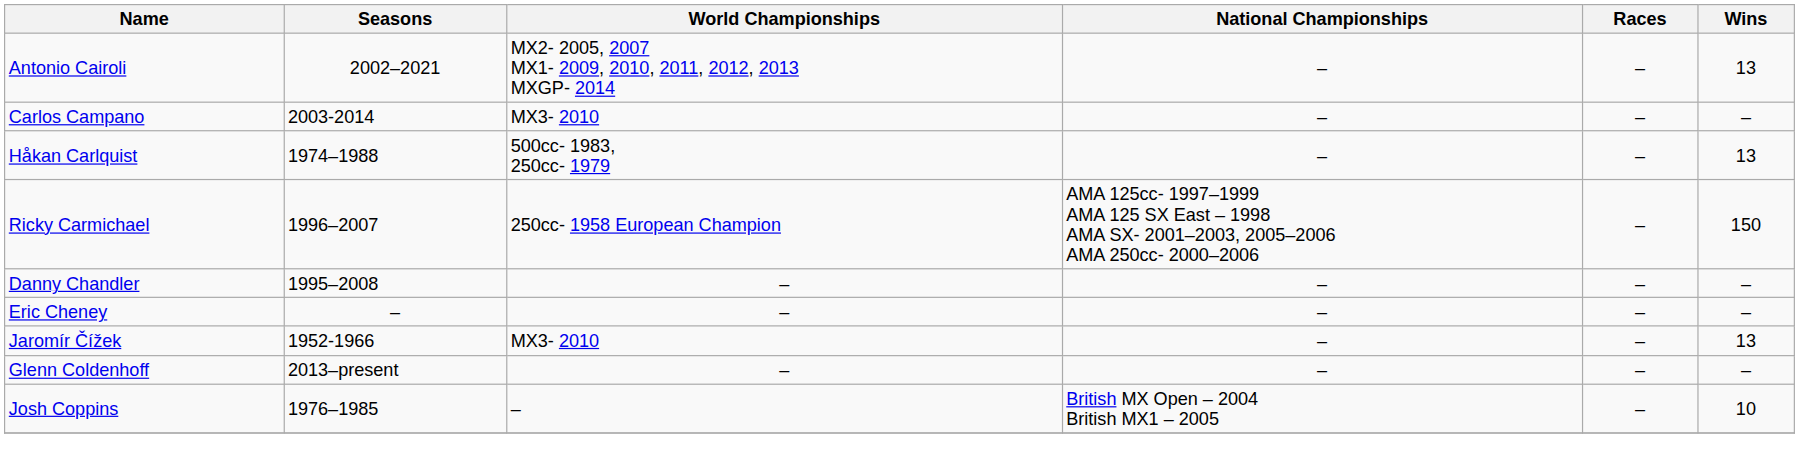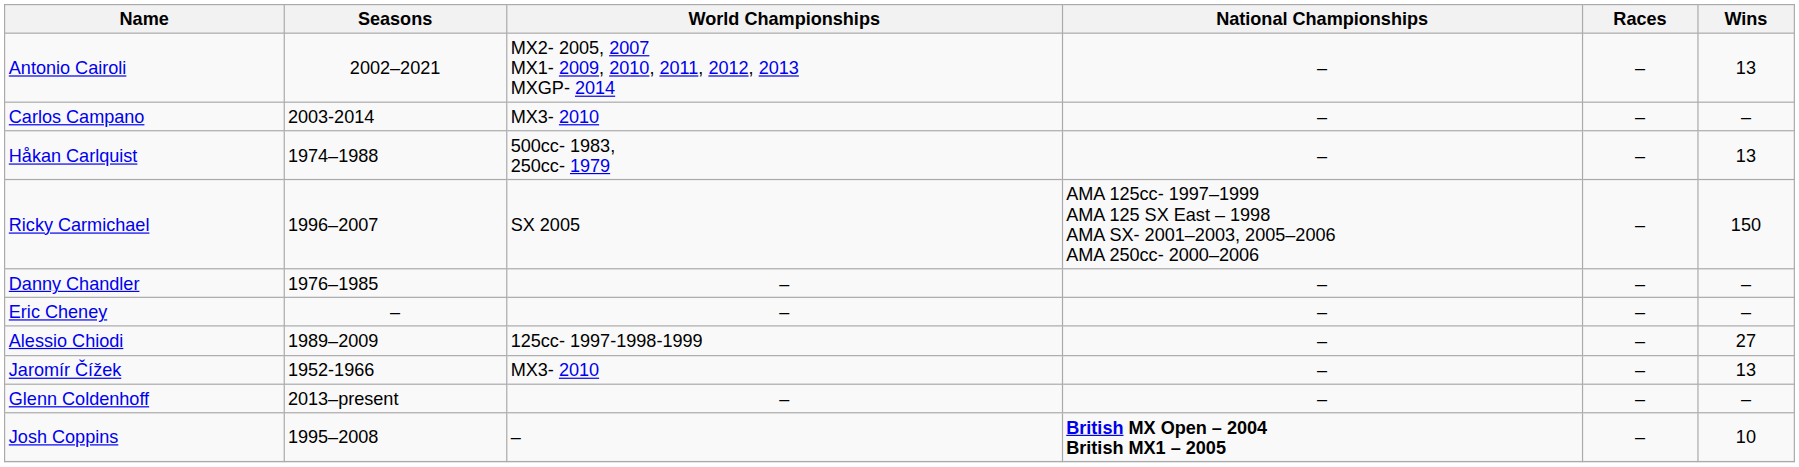(646, 225) 250cc- 1958 European Champion -> (545, 225) SX 2005
(333, 284) 1995–2008 -> (333, 284) 1976–1985
+ row: (66, 341)
(333, 408) 1976–1985 -> (333, 437) 1995–2008
(1162, 408) normal -> (1167, 437) bold
